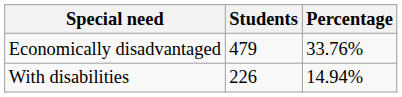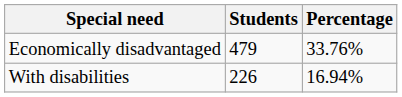(335, 77) 14.94% -> (335, 77) 16.94%
